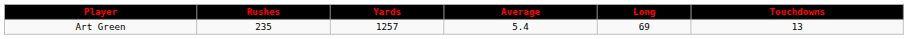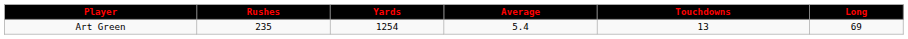columns swapped: (797, 12) <-> (644, 12)
(387, 27) 1257 -> (387, 27) 1254
